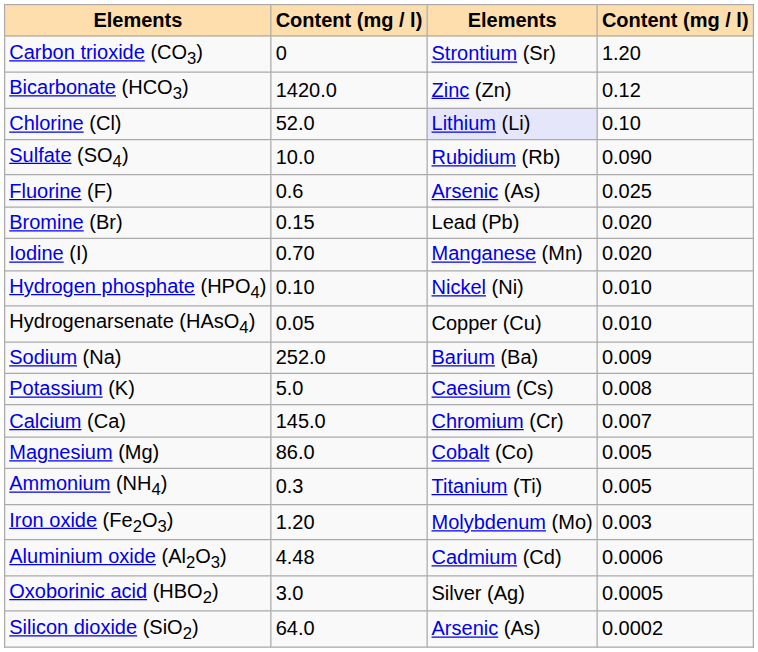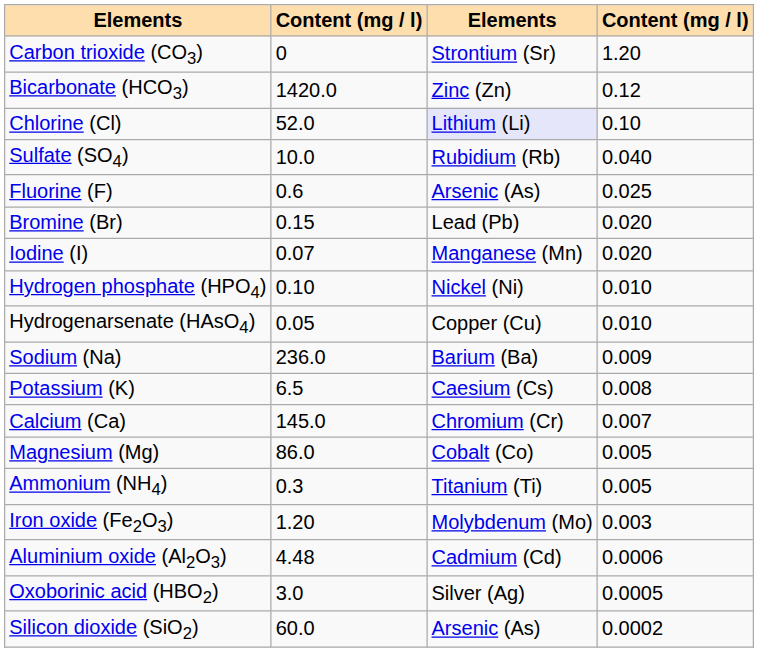(627, 157) 0.090 -> (627, 157) 0.040
(295, 254) 0.70 -> (295, 254) 0.07
(301, 357) 252.0 -> (301, 357) 236.0
(290, 389) 5.0 -> (290, 389) 6.5
(295, 629) 64.0 -> (295, 629) 60.0
